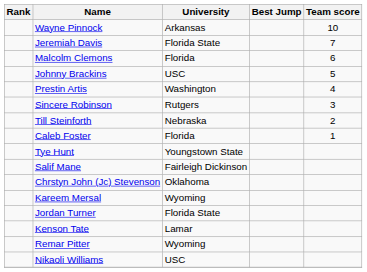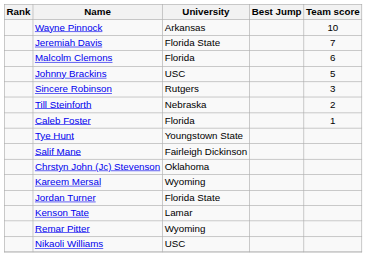- row: (61, 89)
